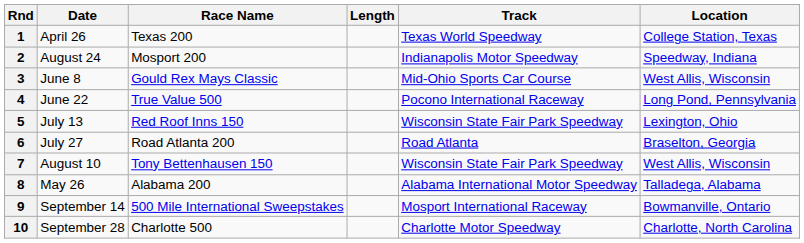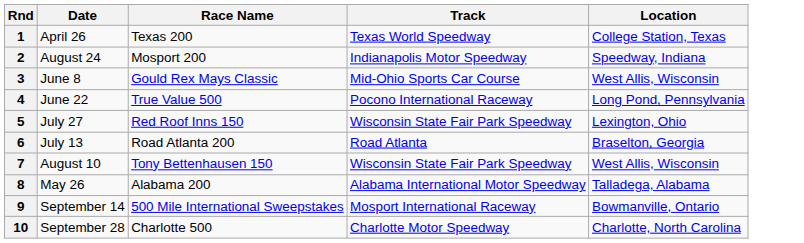- column: (372, 15)
(62, 121) July 13 -> (62, 121) July 27
(62, 142) July 27 -> (62, 142) July 13
